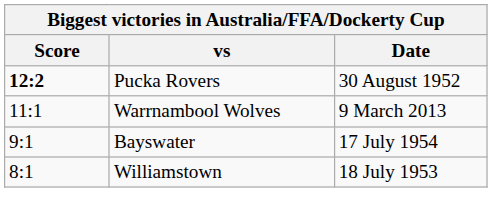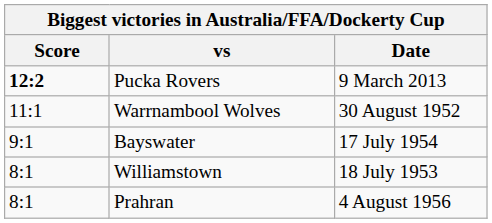(400, 80) 30 August 1952 -> (393, 80) 9 March 2013
(393, 111) 9 March 2013 -> (400, 111) 30 August 1952
+ row: (144, 202)
